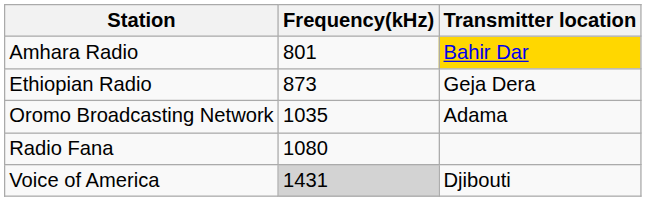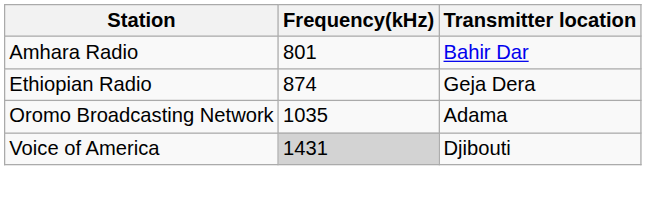(486, 52) gold background -> (486, 52) no background
(300, 84) 873 -> (300, 84) 874
- row: (61, 148)
